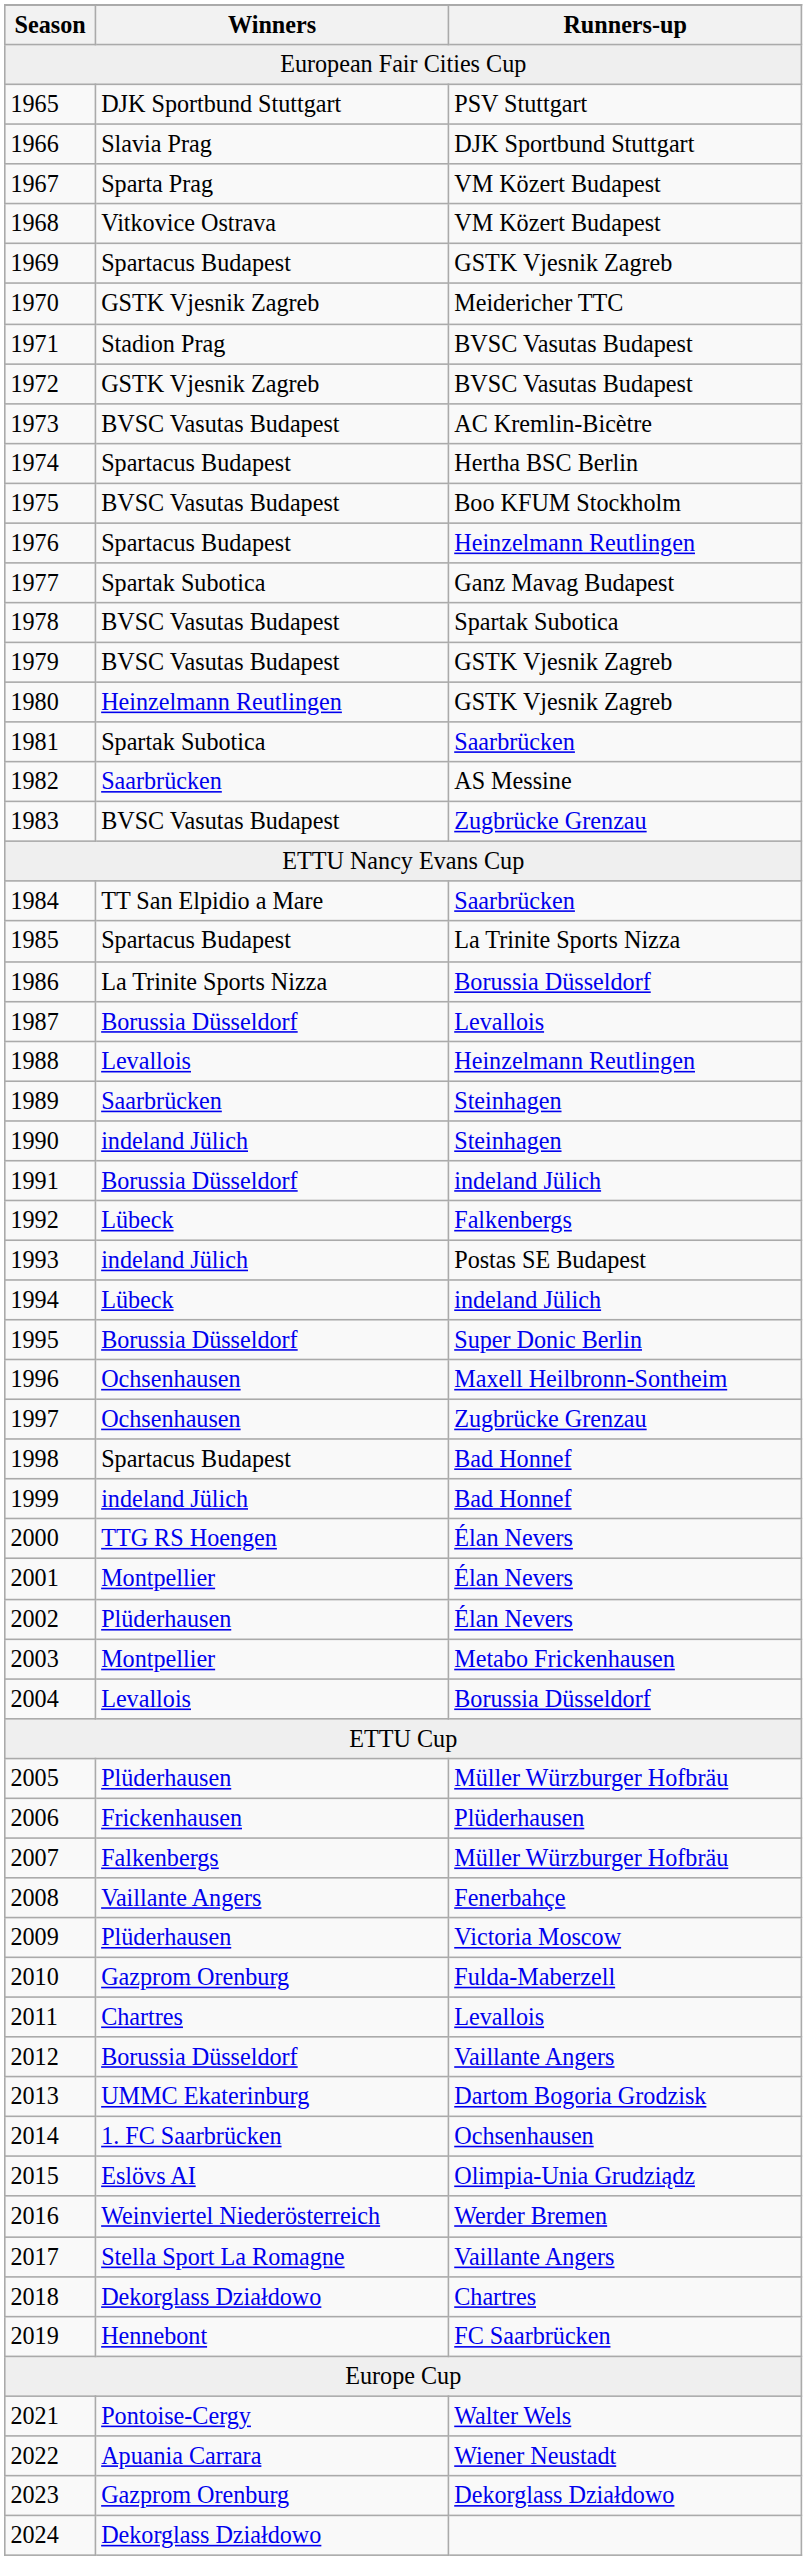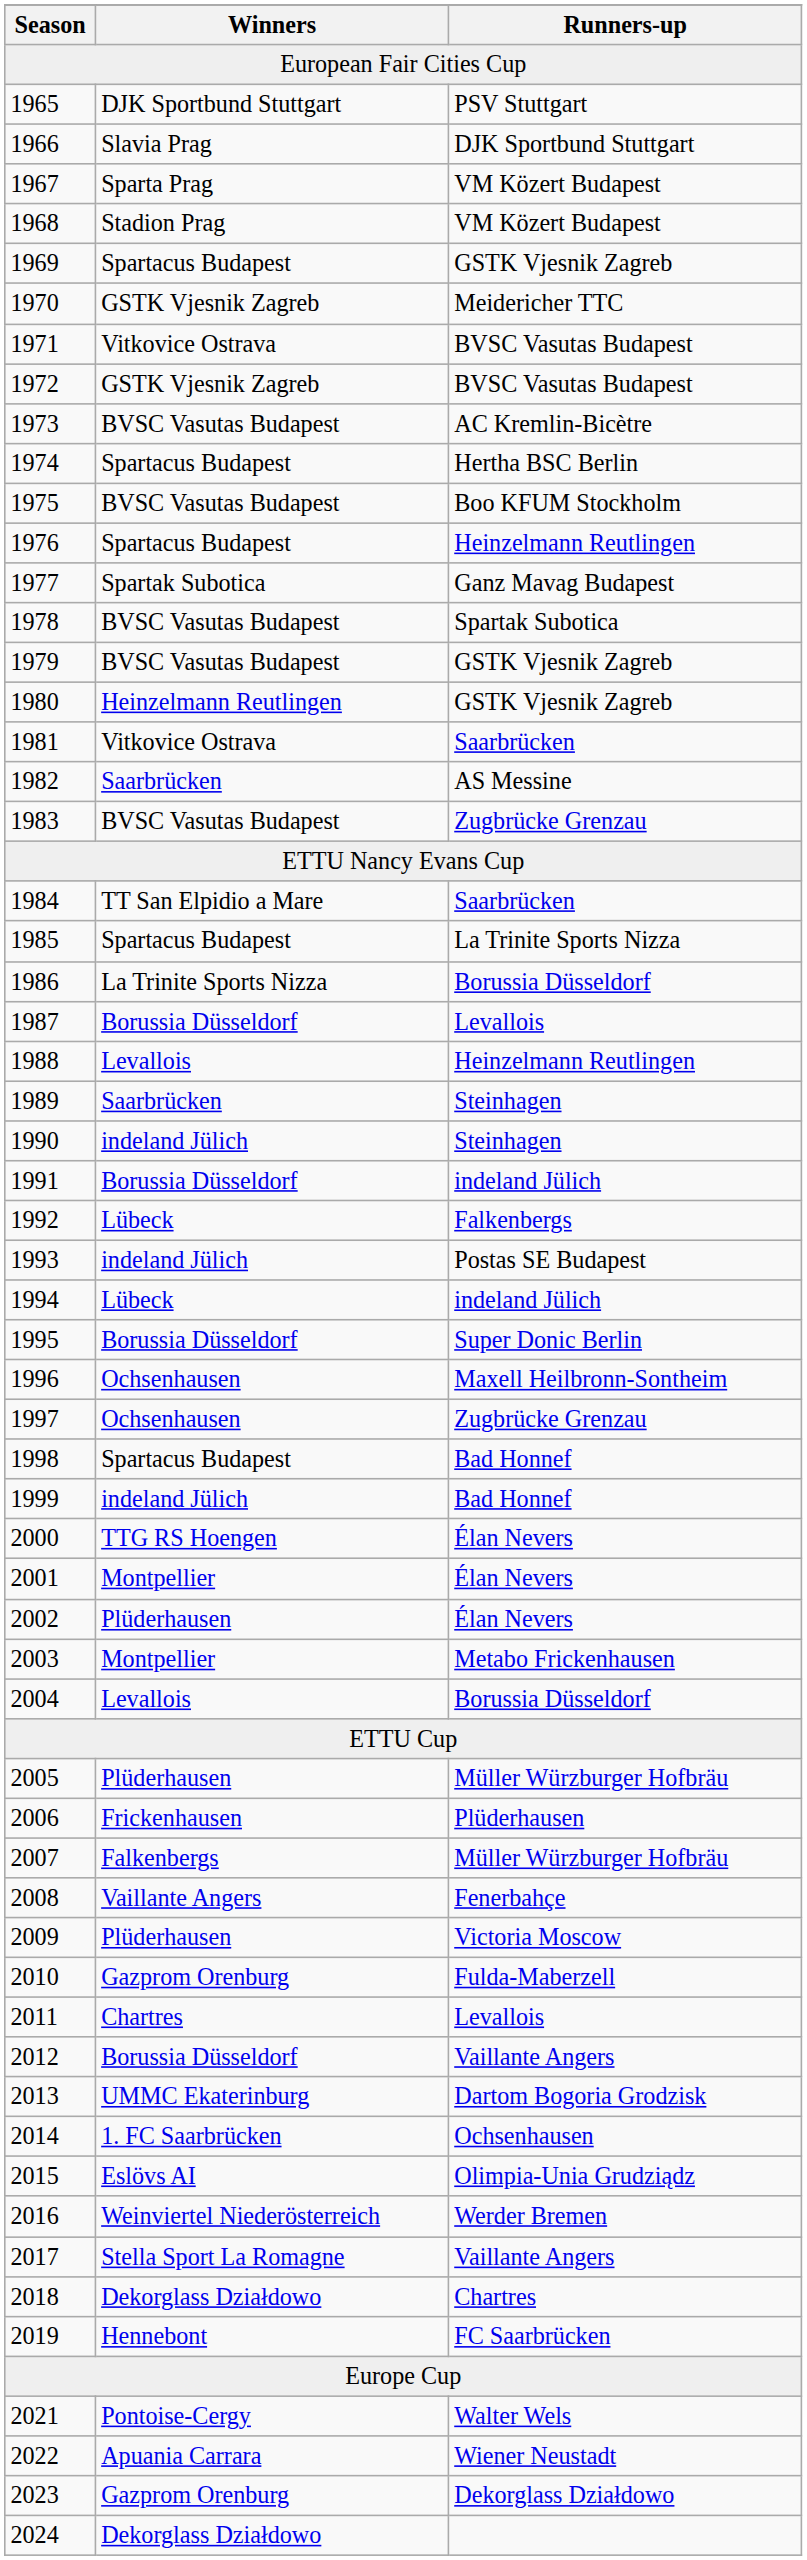(189, 223) Vitkovice Ostrava -> (163, 223) Stadion Prag
(163, 343) Stadion Prag -> (189, 343) Vitkovice Ostrava
(183, 741) Spartak Subotica -> (189, 741) Vitkovice Ostrava
